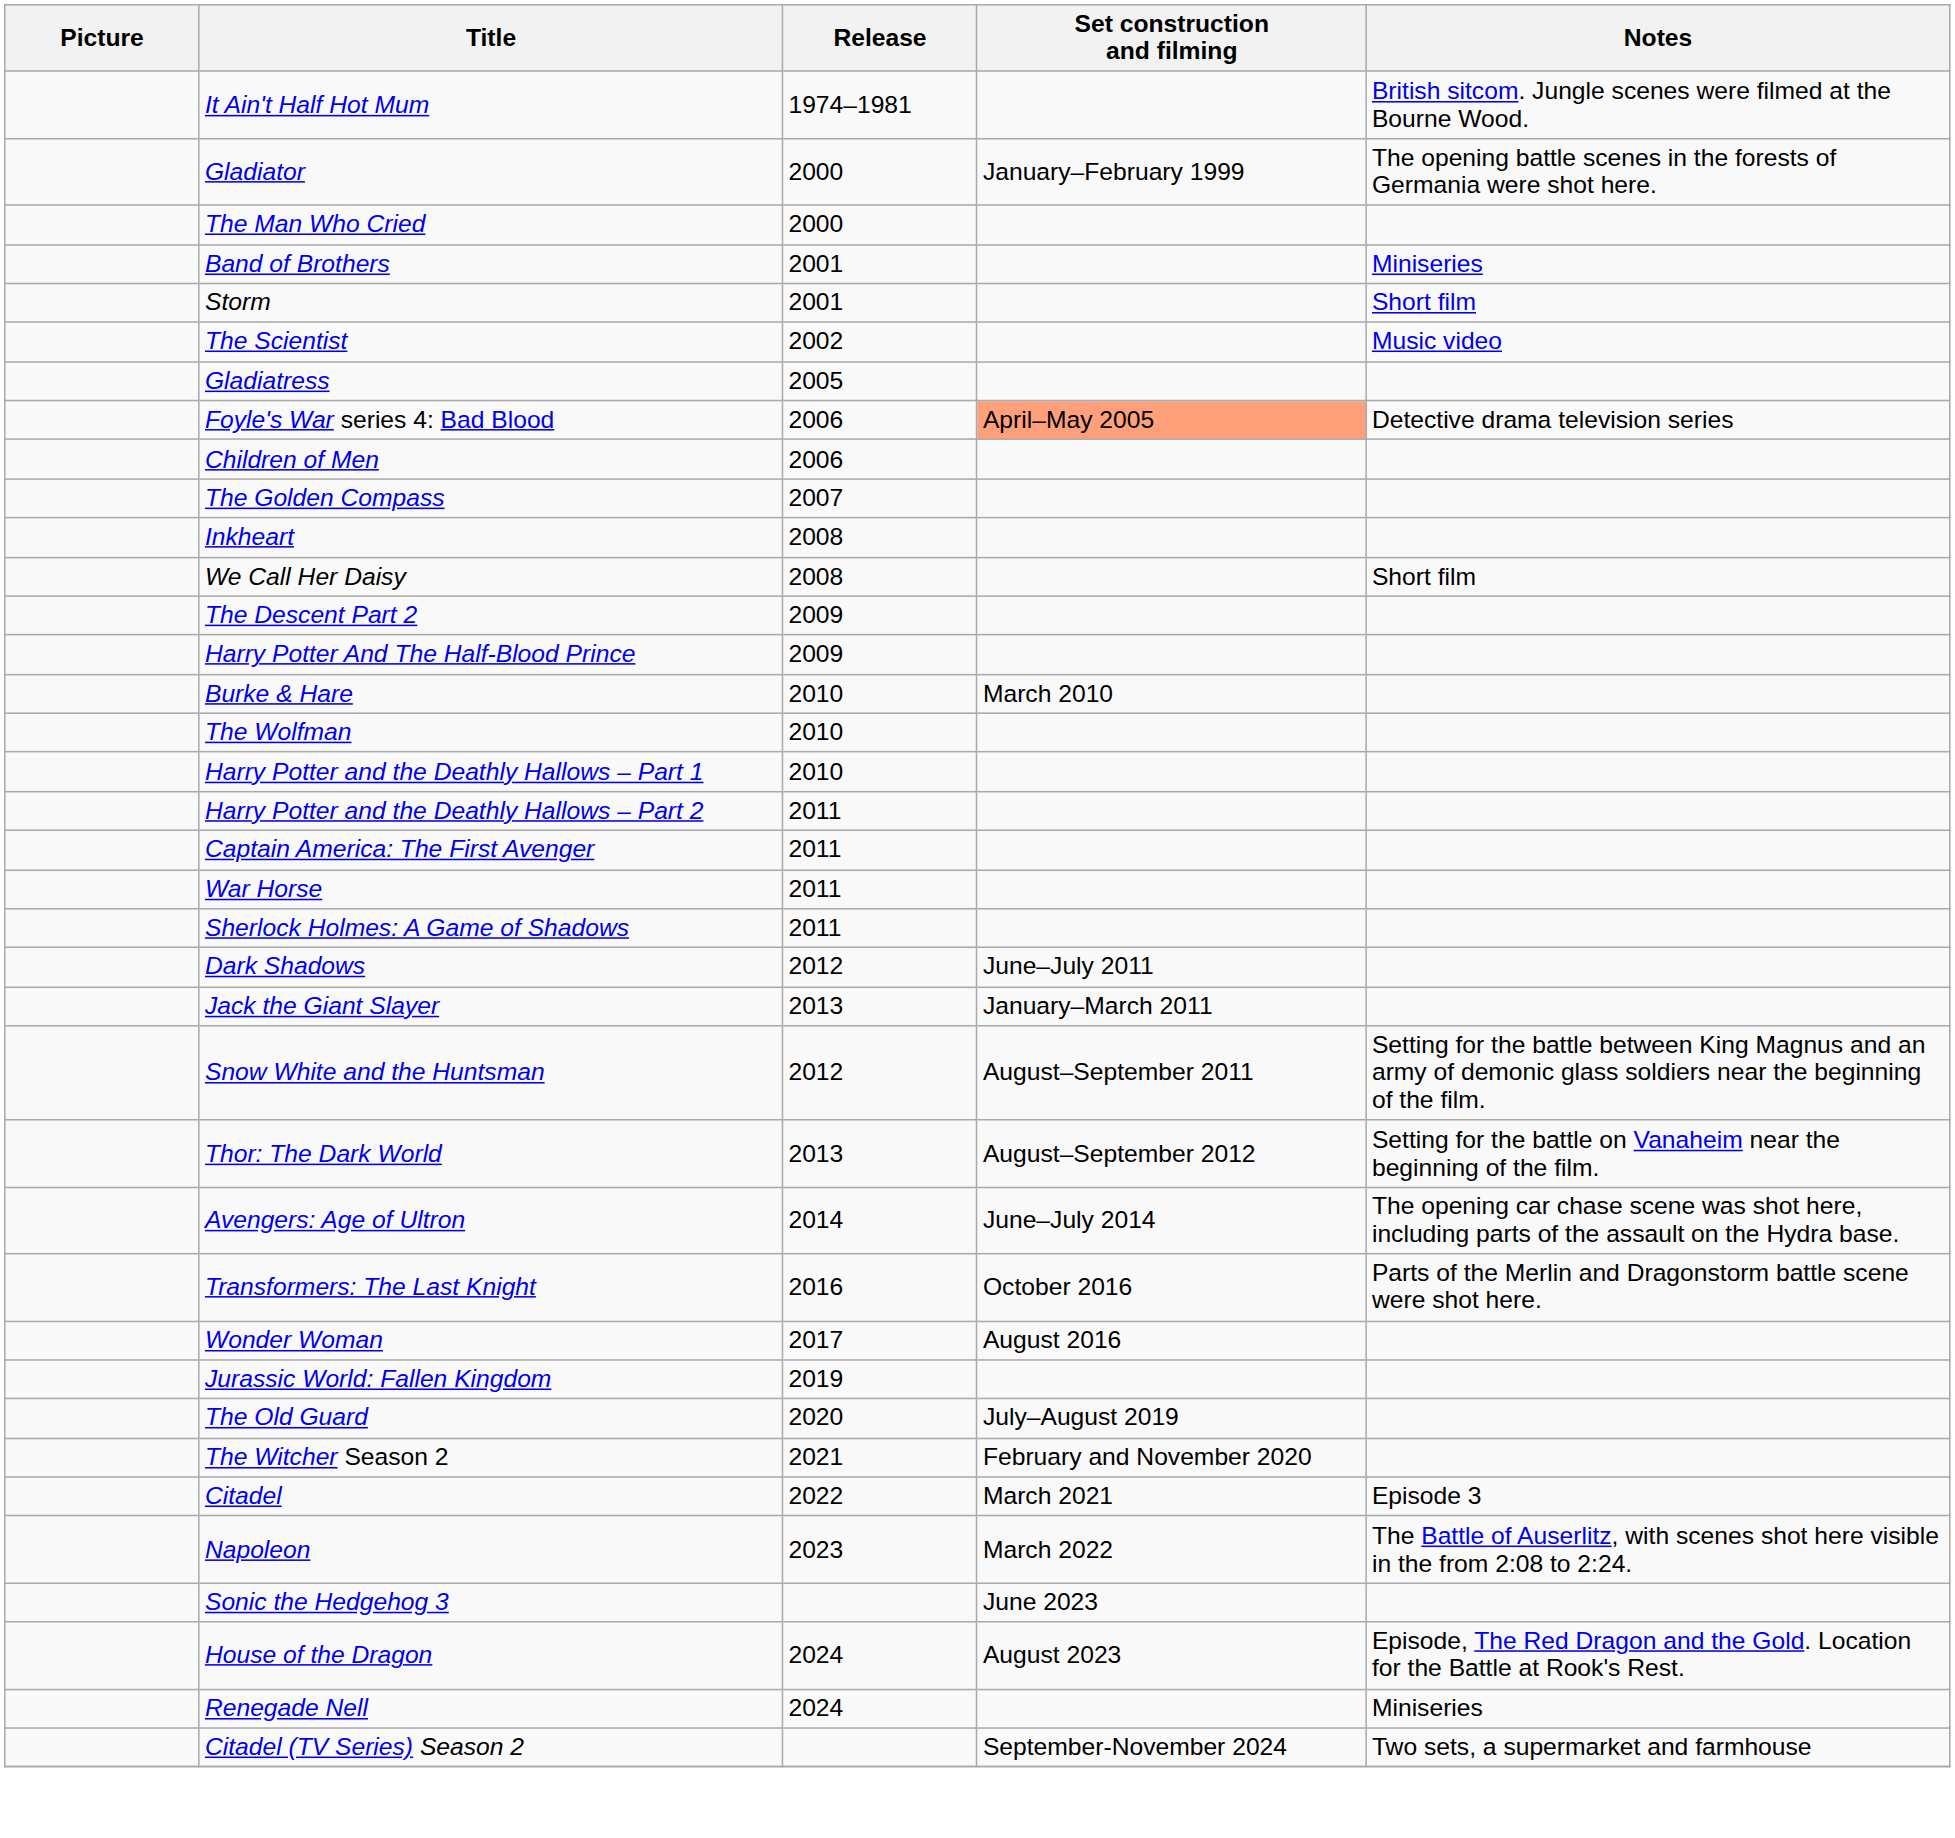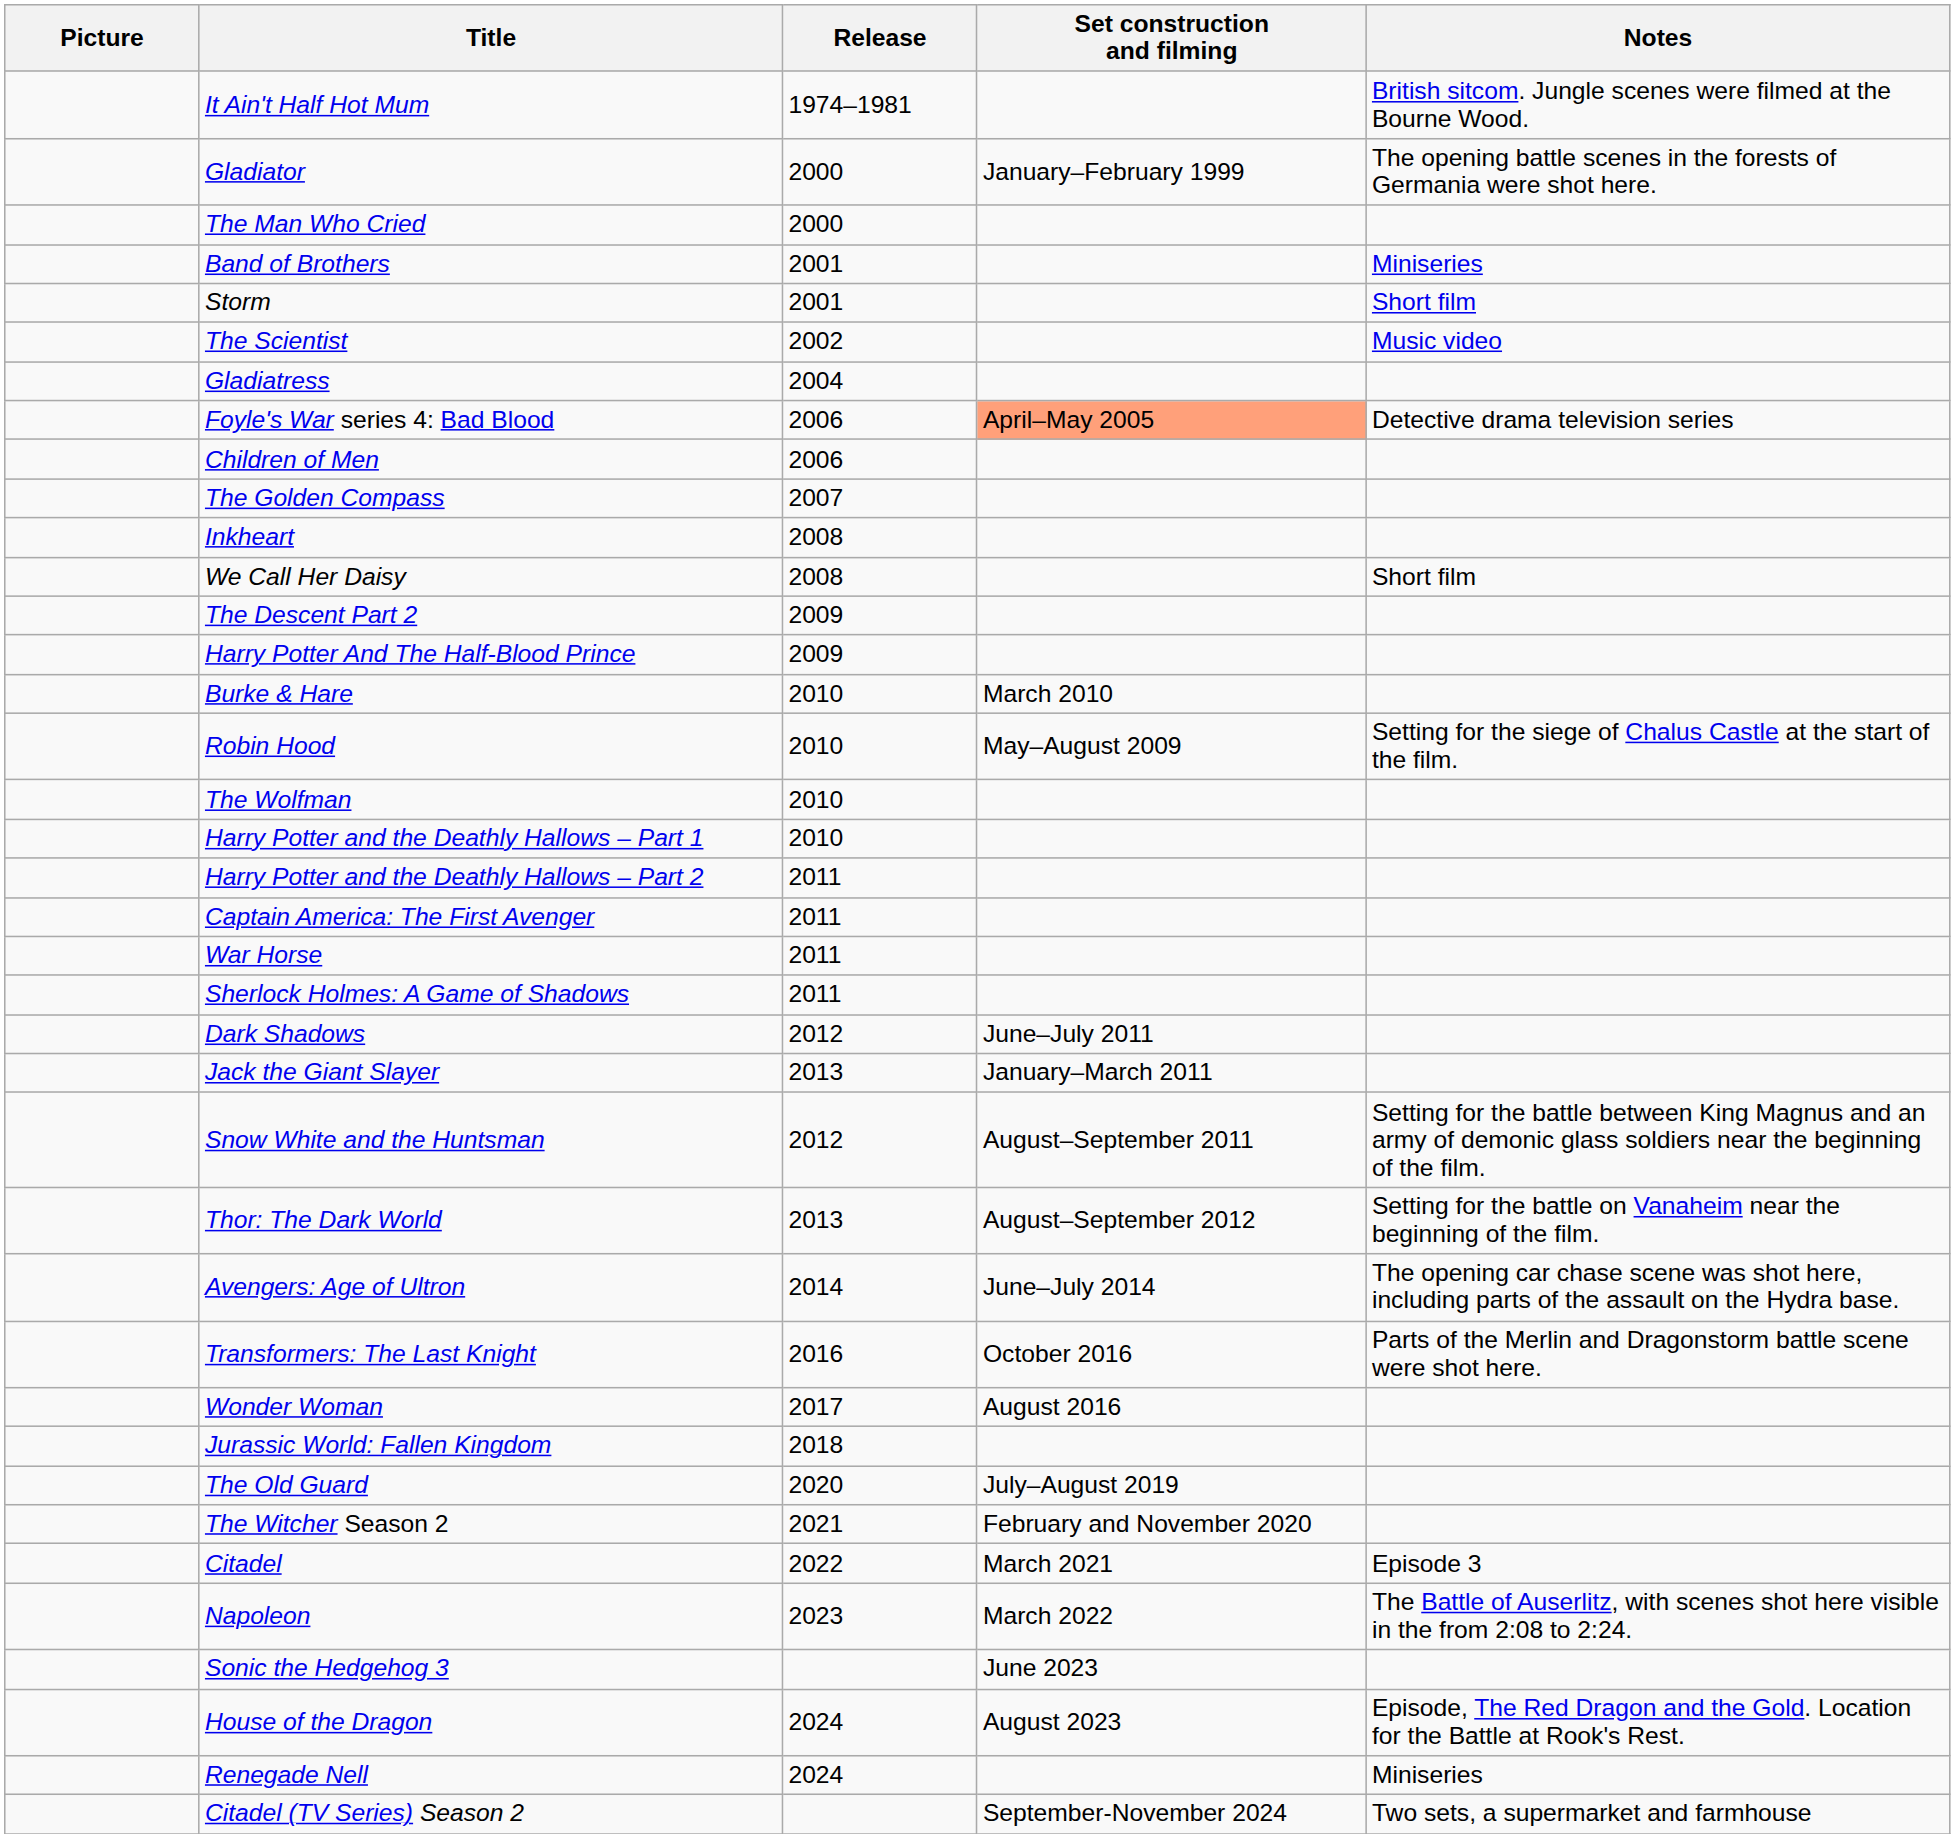(816, 380) 2005 -> (816, 380) 2004
+ row: (270, 746)
(816, 1379) 2019 -> (816, 1445) 2018
